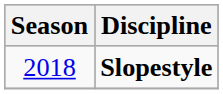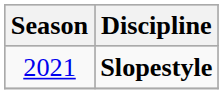(50, 66) 2018 -> (50, 66) 2021
